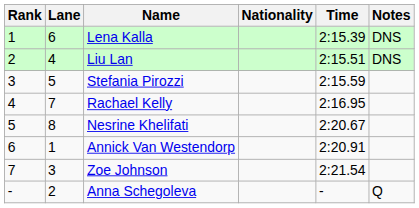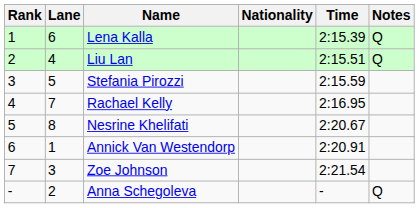(387, 37) DNS -> (377, 37) Q
(387, 59) DNS -> (377, 59) Q
